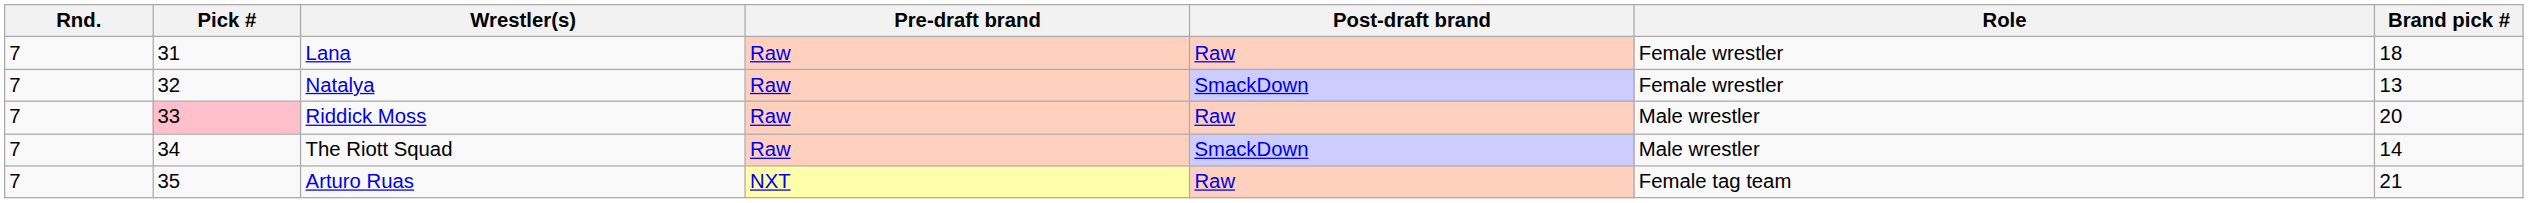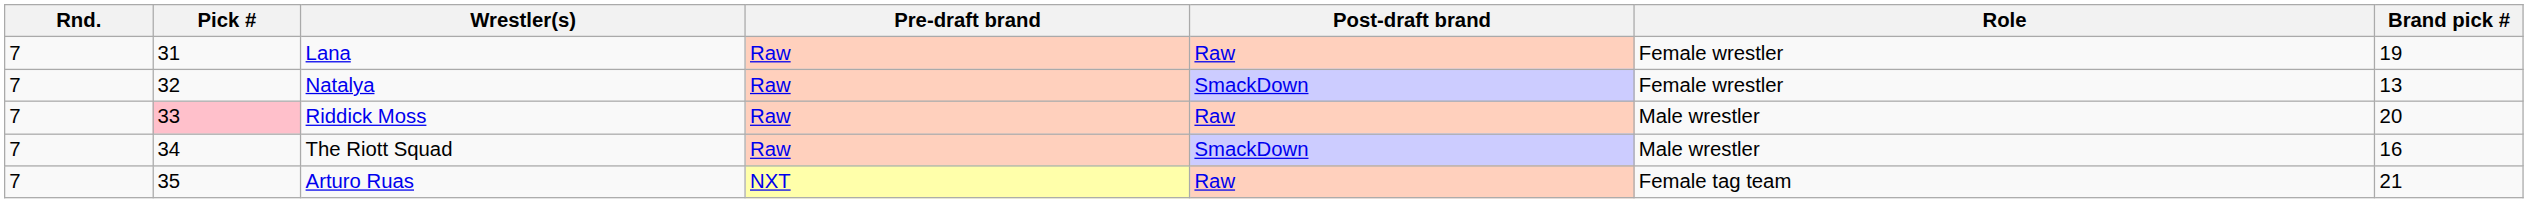(2391, 52) 18 -> (2391, 52) 19
(2391, 149) 14 -> (2391, 149) 16
